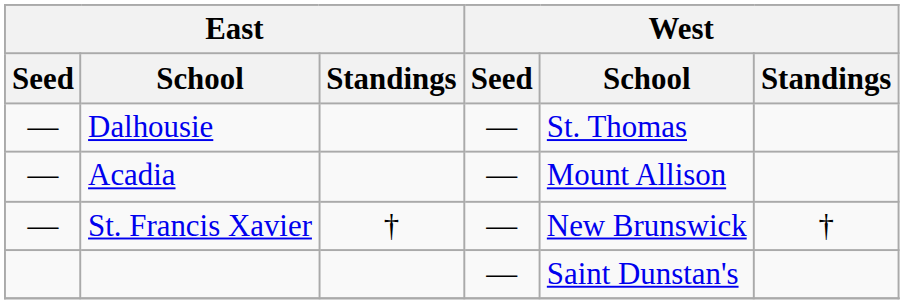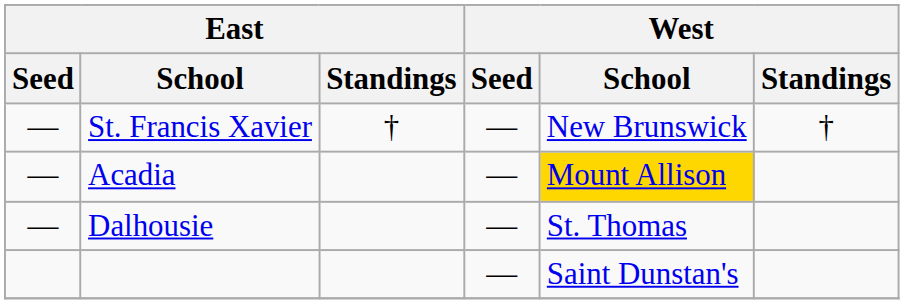rows swapped: (43, 224) <-> (43, 126)
(636, 175) no background -> (636, 175) gold background
